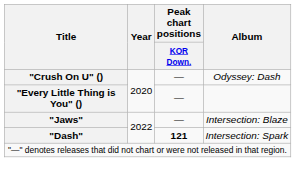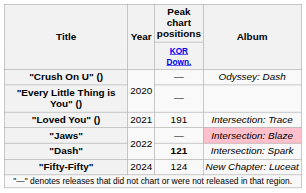+ row: (66, 119)
(247, 119) no background -> (252, 135) pink background
+ row: (66, 167)
